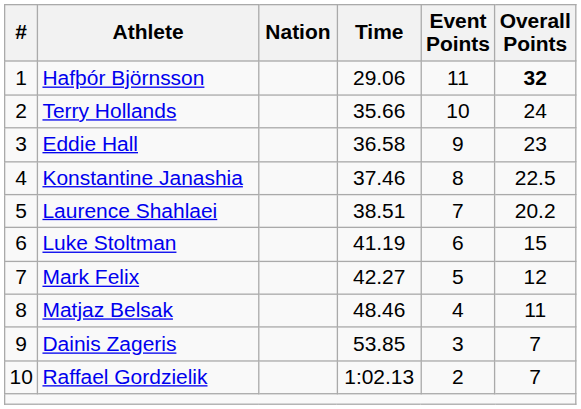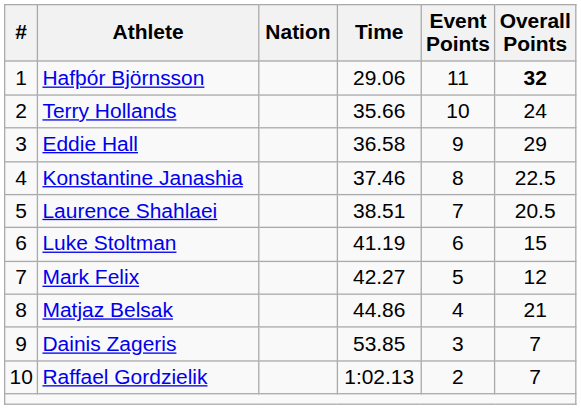(535, 144) 23 -> (535, 144) 29
(535, 210) 20.2 -> (535, 210) 20.5
(379, 310) 48.46 -> (379, 310) 44.86
(535, 310) 11 -> (535, 310) 21
